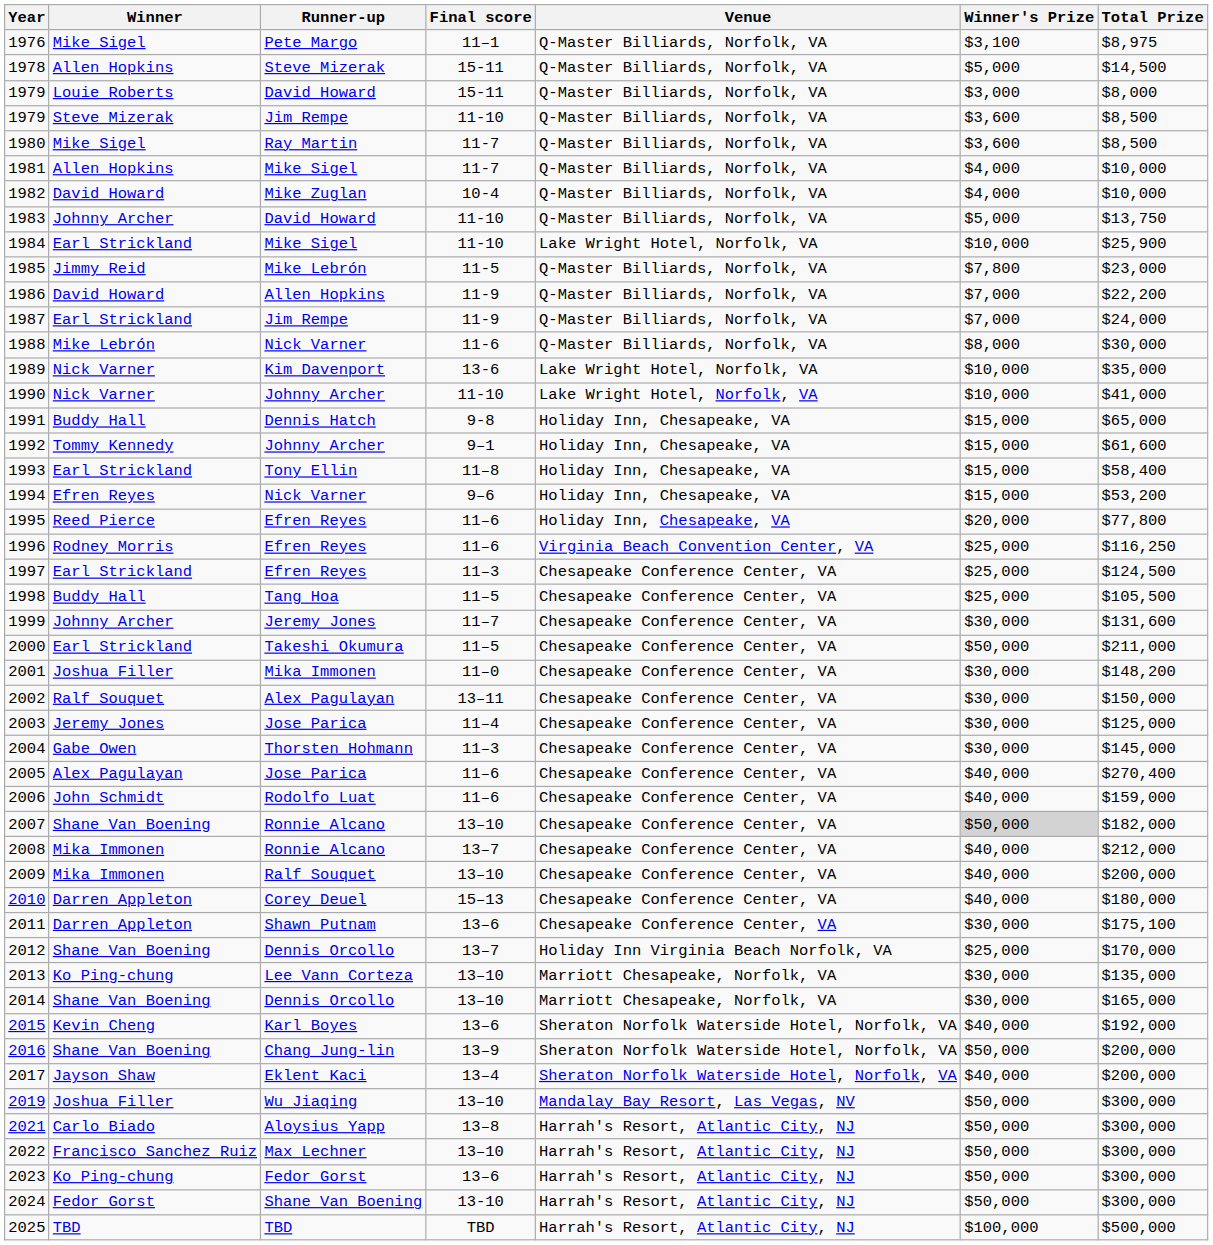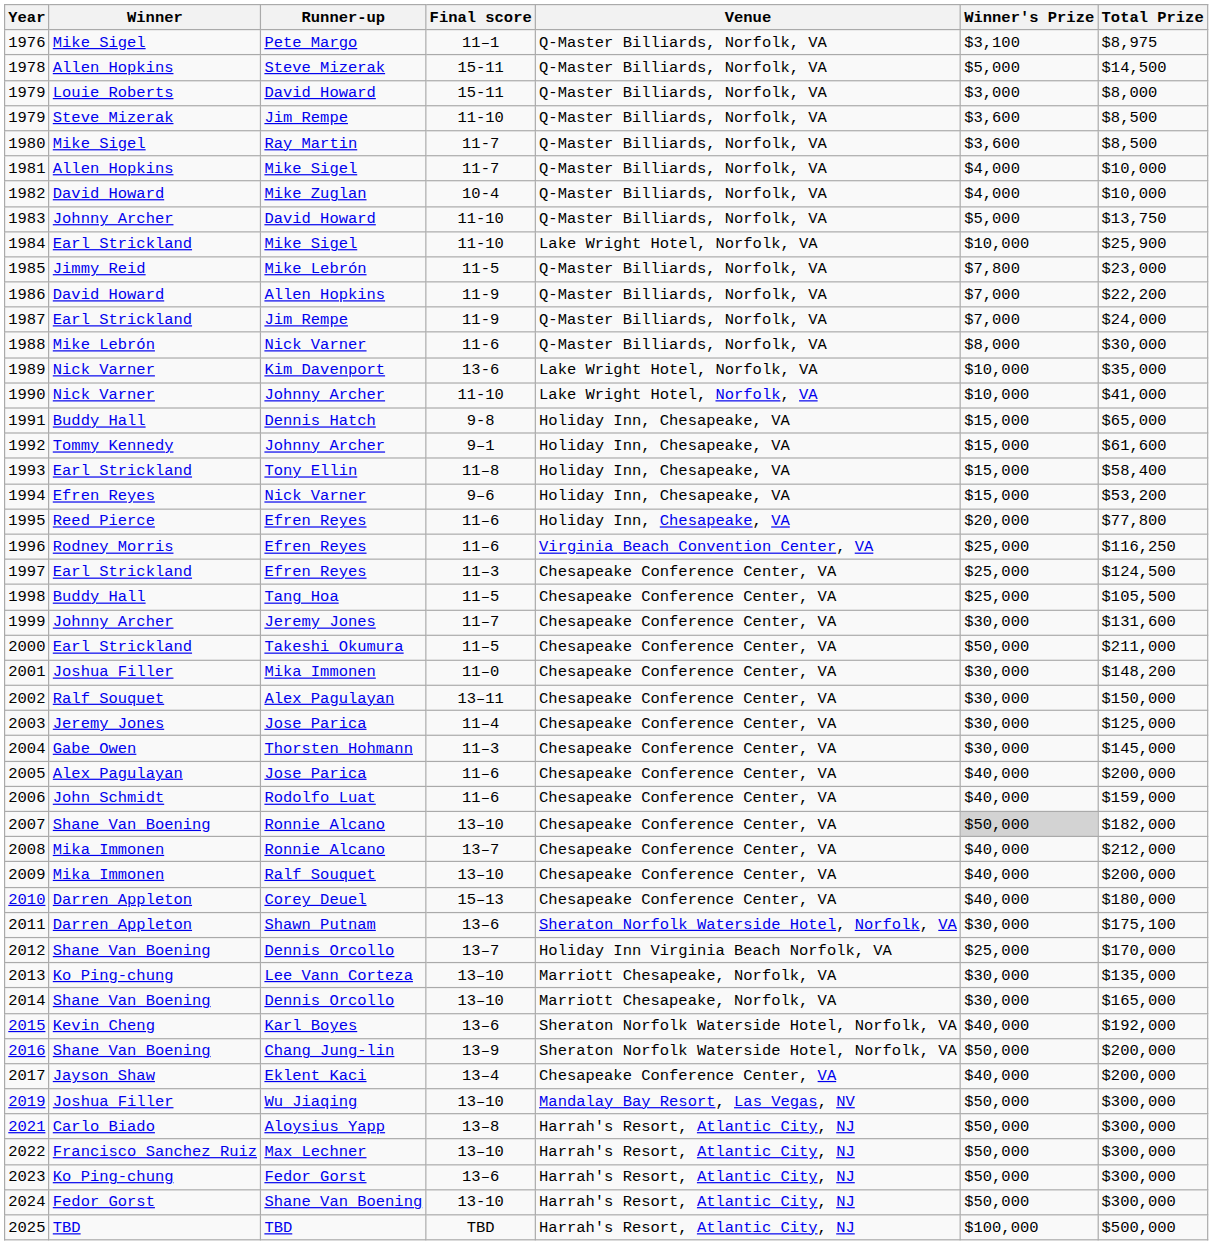(1139, 774) $270,400 -> (1139, 774) $200,000
(688, 925) Chesapeake Conference Center, VA -> (748, 925) Sheraton Norfolk Waterside Hotel, Norfolk, VA
(748, 1076) Sheraton Norfolk Waterside Hotel, Norfolk, VA -> (688, 1076) Chesapeake Conference Center, VA
